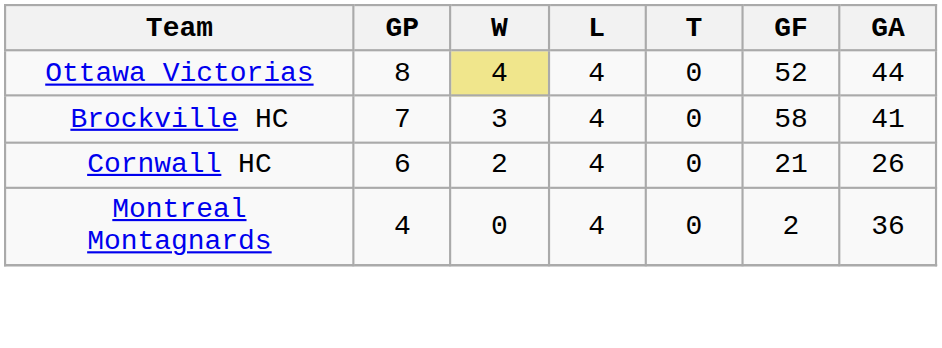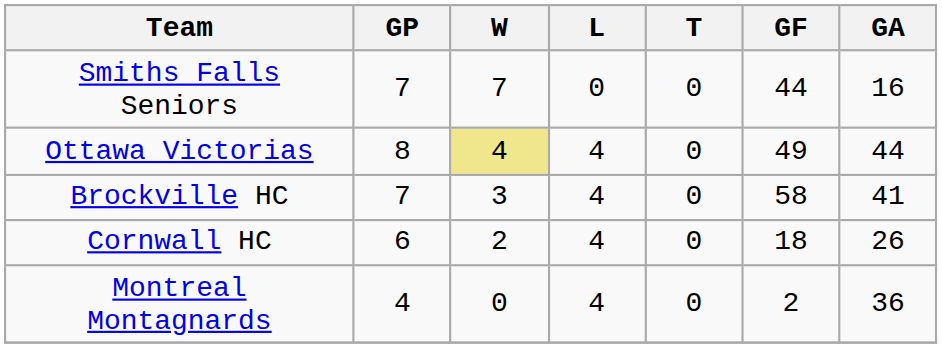+ row: (179, 90)
(791, 73) 52 -> (791, 151) 49
(791, 165) 21 -> (791, 242) 18
